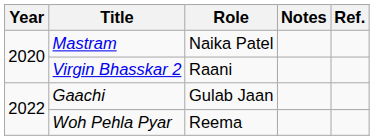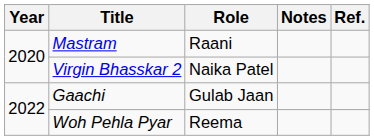(231, 43) Naika Patel -> (211, 43) Raani
(211, 69) Raani -> (231, 69) Naika Patel
